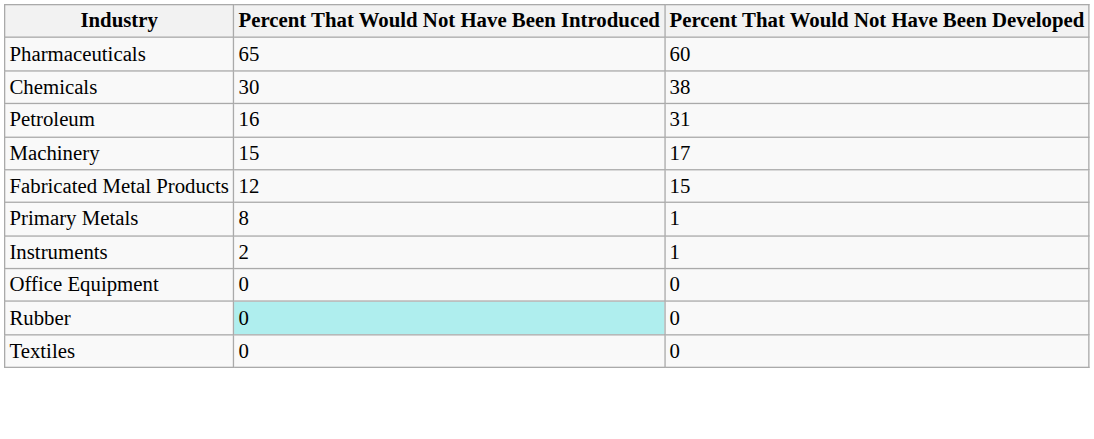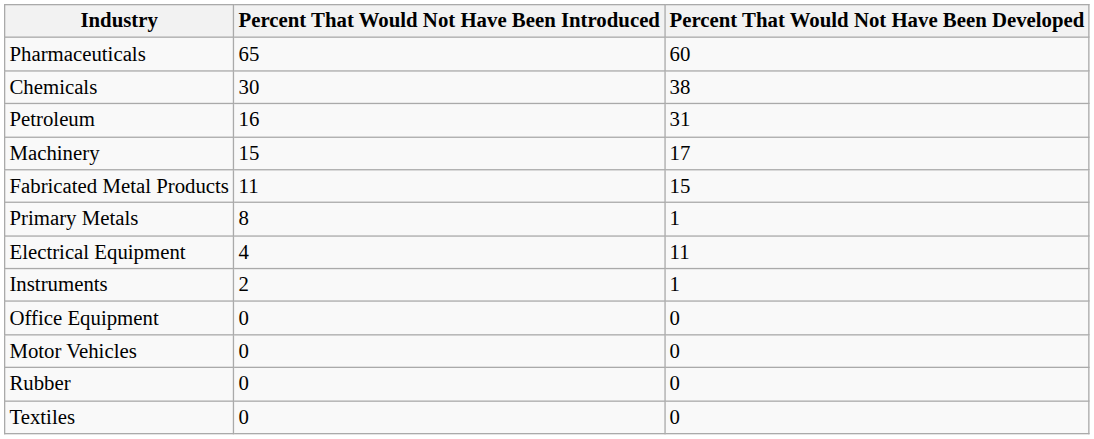(249, 185) 12 -> (249, 185) 11
+ row: (98, 251)
+ row: (73, 350)
(244, 317) paleturquoise background -> (244, 383) no background
